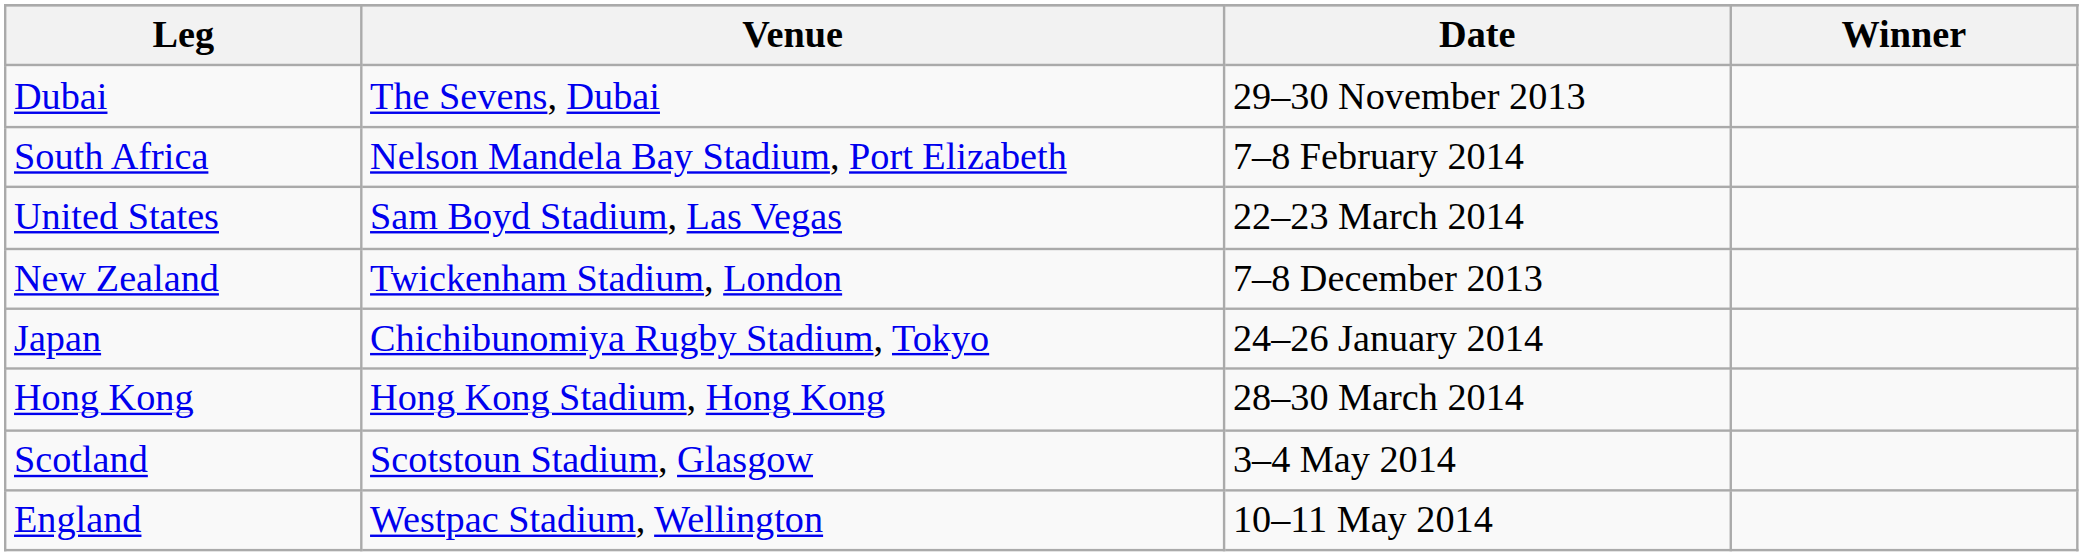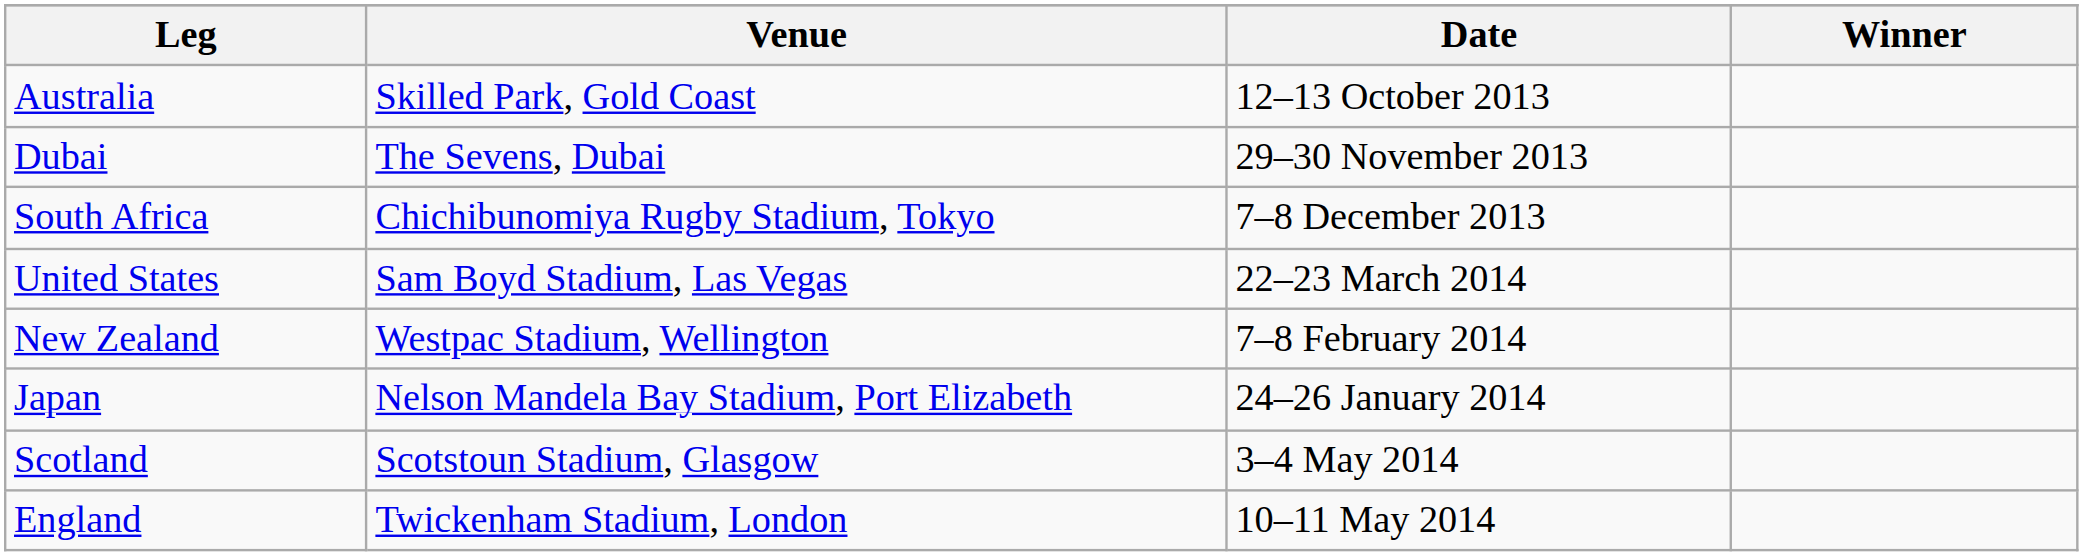+ row: (84, 95)
(718, 156) Nelson Mandela Bay Stadium, Port Elizabeth -> (685, 216) Chichibunomiya Rugby Stadium, Tokyo
(1378, 156) 7–8 February 2014 -> (1391, 216) 7–8 December 2013
(606, 277) Twickenham Stadium, London -> (602, 338) Westpac Stadium, Wellington
(1388, 277) 7–8 December 2013 -> (1381, 338) 7–8 February 2014
(680, 338) Chichibunomiya Rugby Stadium, Tokyo -> (724, 398) Nelson Mandela Bay Stadium, Port Elizabeth
- row: (104, 398)
(597, 519) Westpac Stadium, Wellington -> (611, 519) Twickenham Stadium, London
